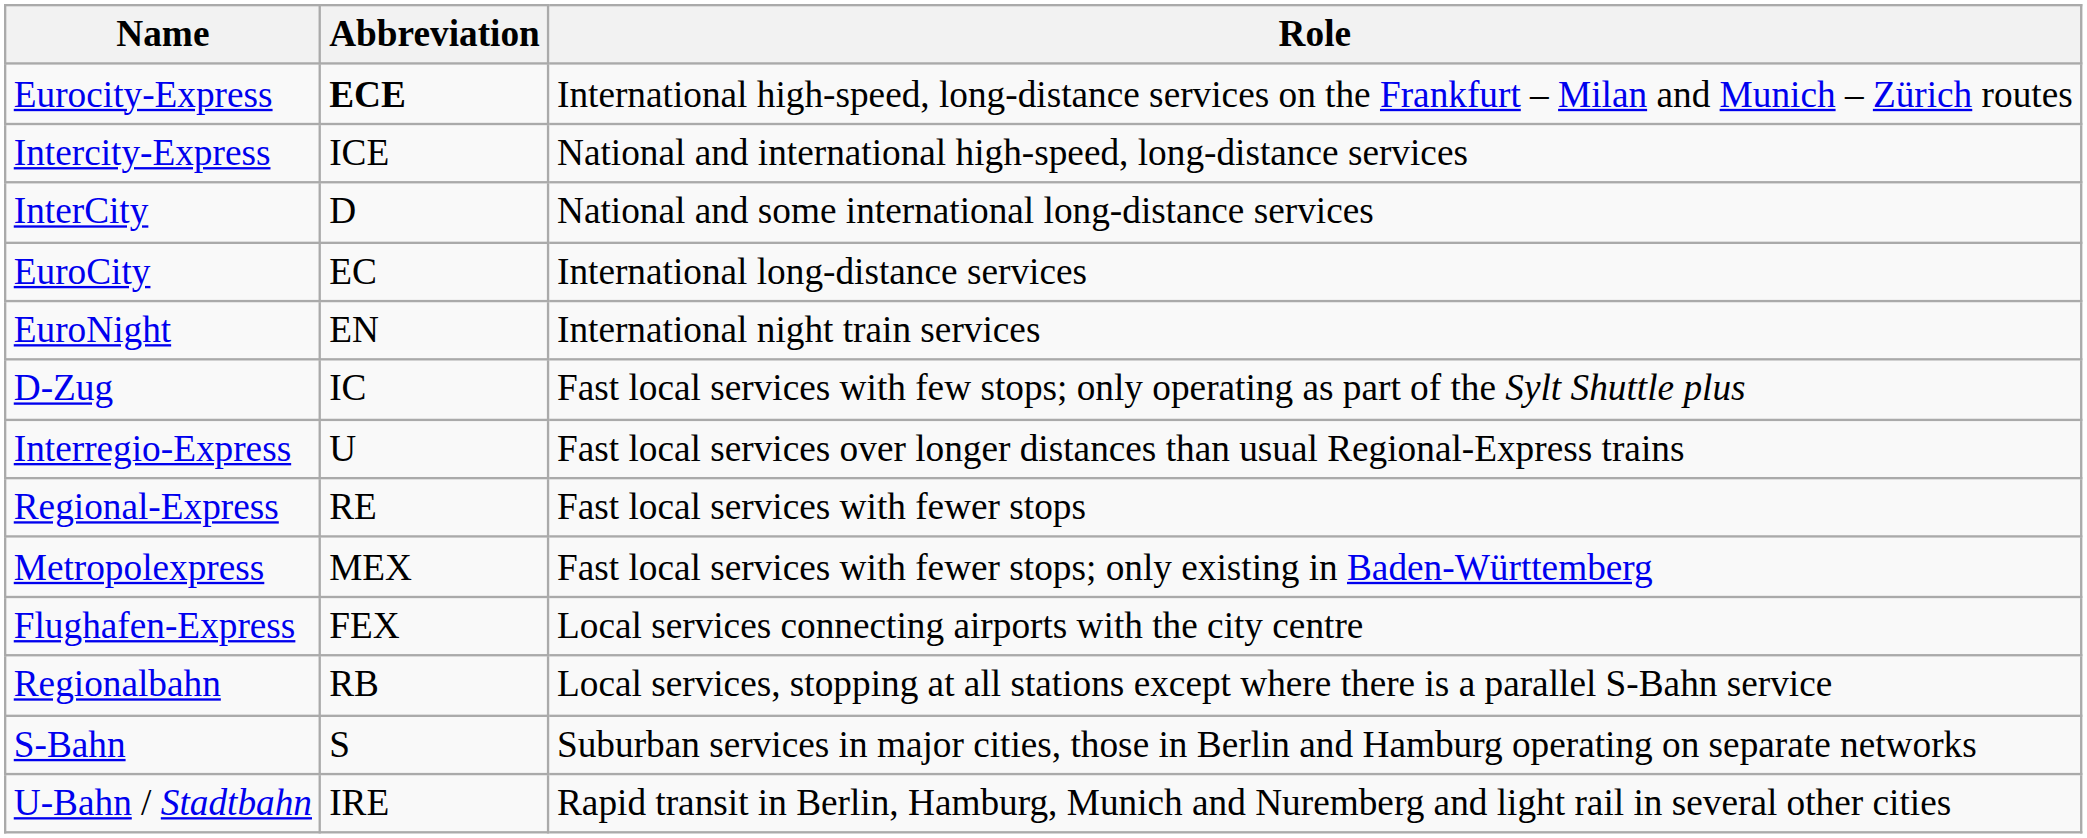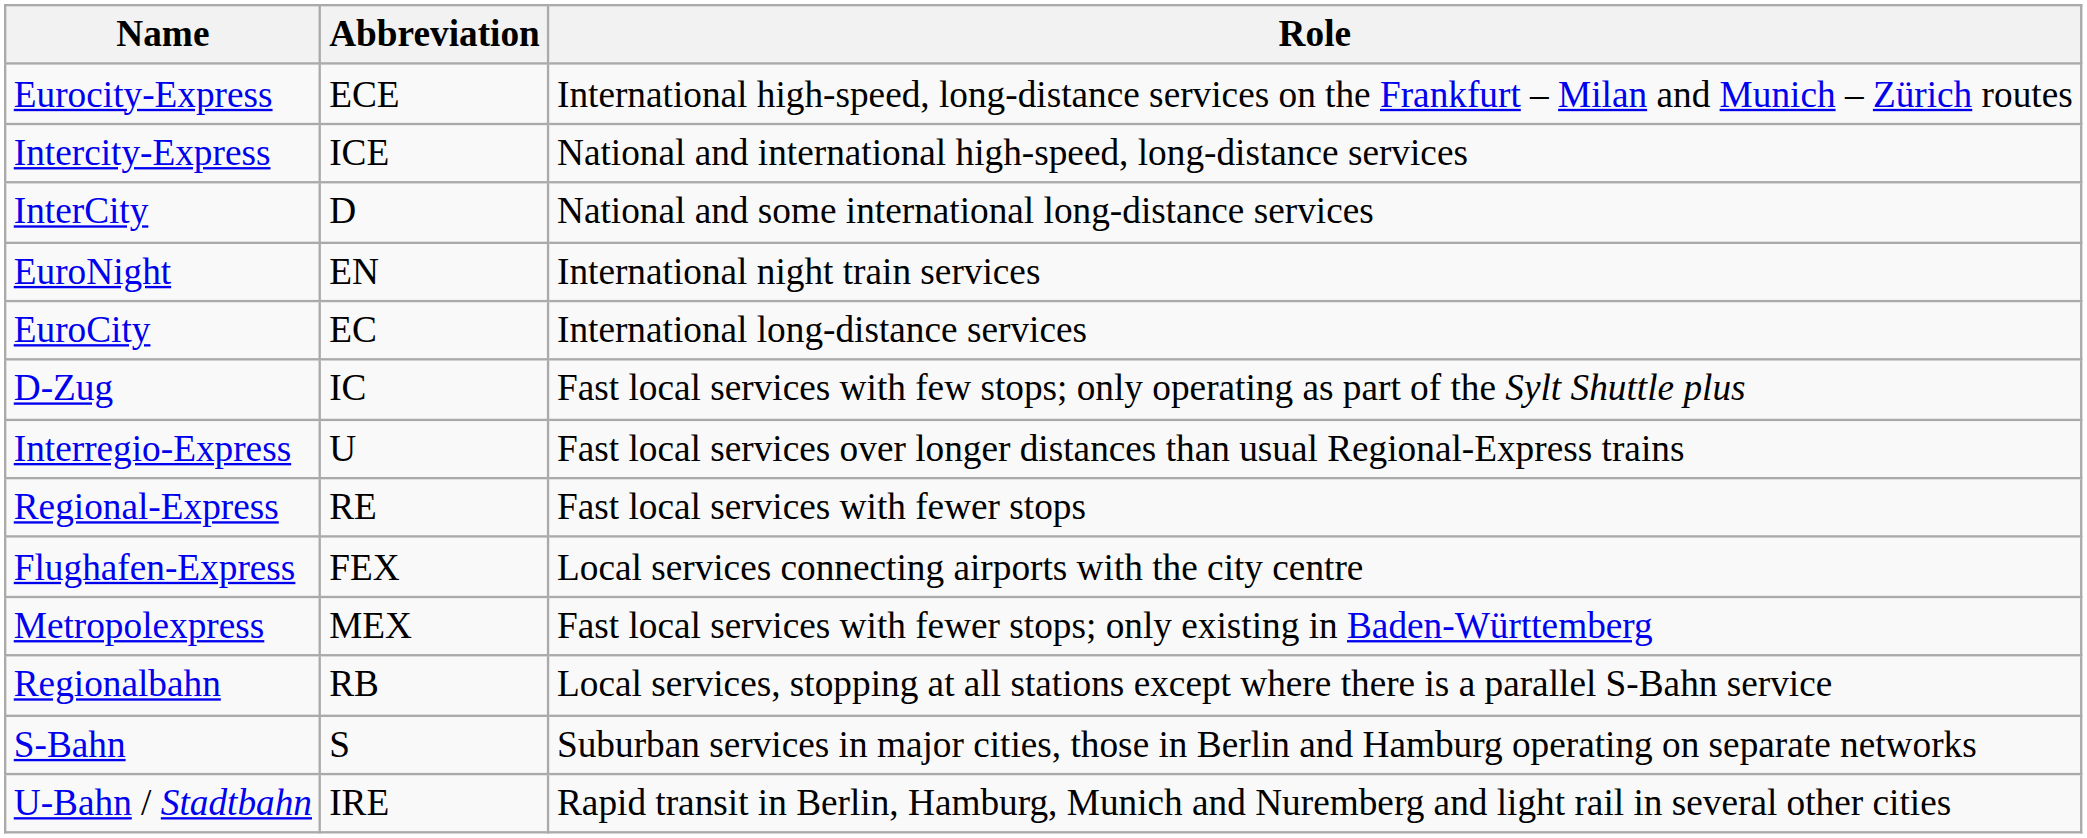(368, 93) bold -> (364, 93) normal
rows swapped: (82, 270) <-> (92, 329)
rows swapped: (155, 625) <-> (139, 566)
